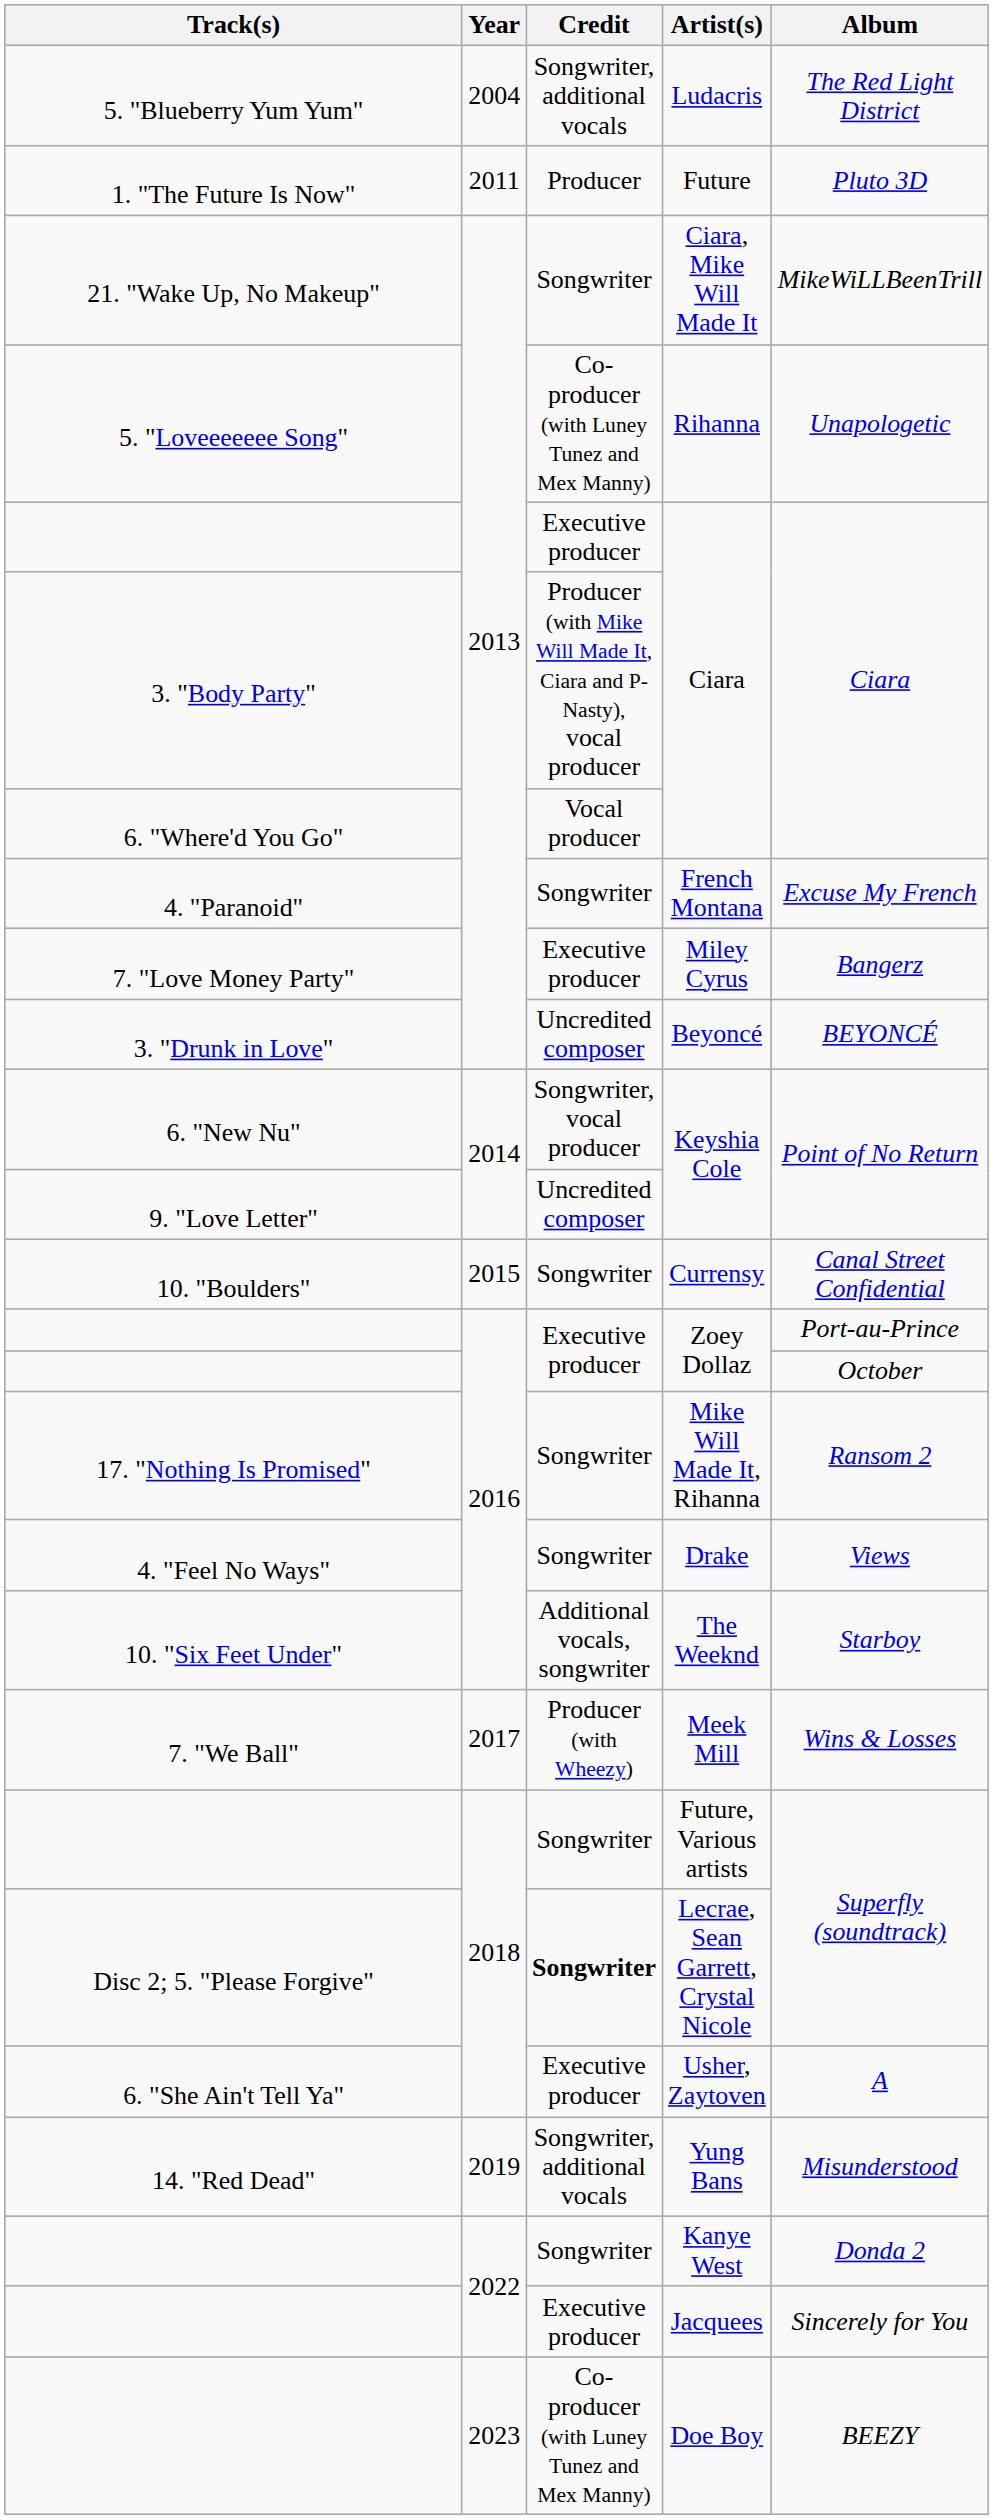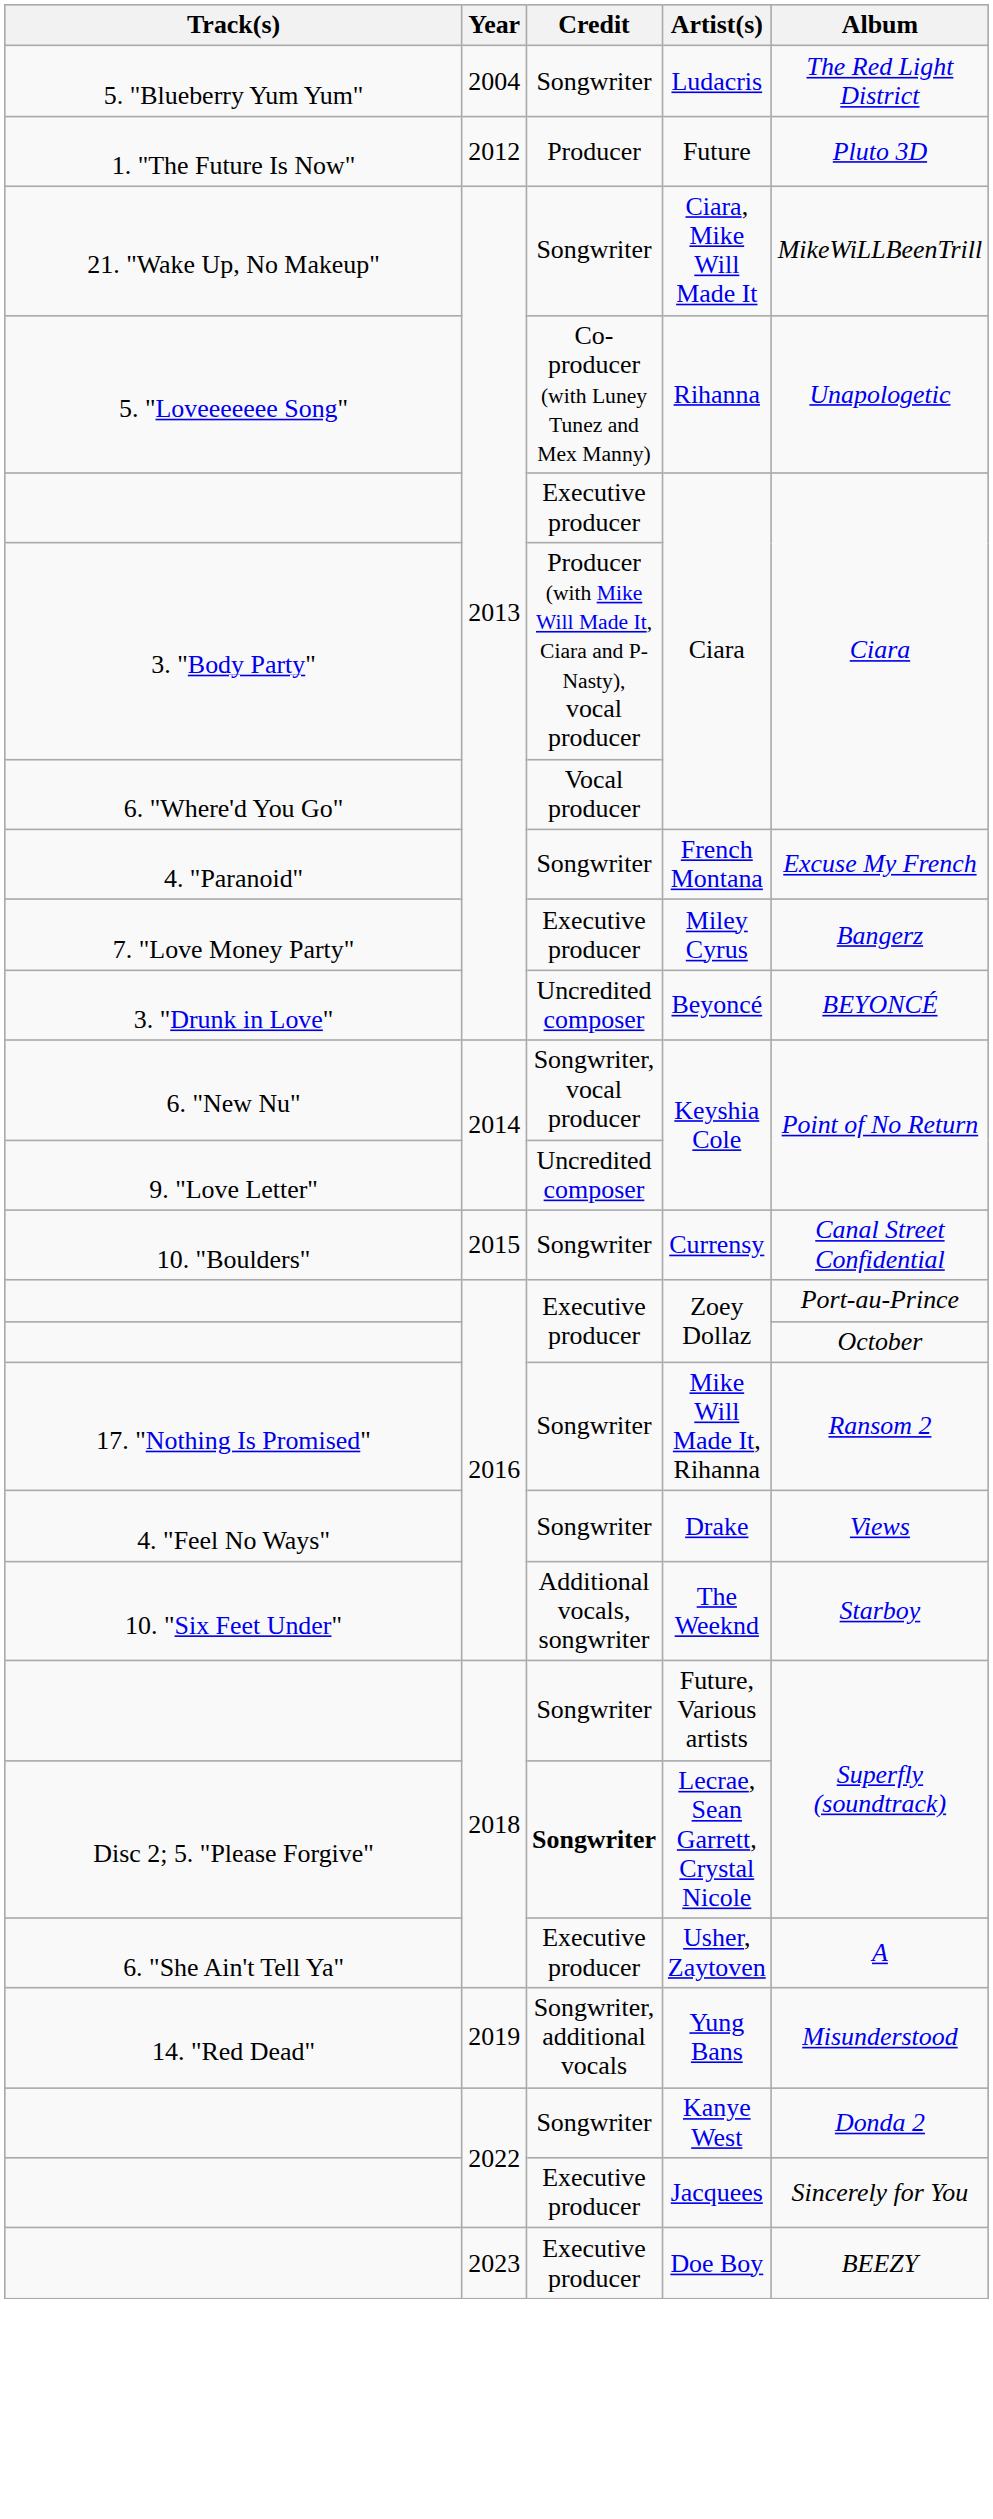(594, 95) Songwriter, additional vocals -> (594, 80) Songwriter
(494, 180) 2011 -> (494, 151) 2012
- row: (234, 1753)
(594, 2435) Co-producer (with Luney Tunez and Mex Manny) -> (594, 2262) Executive producer
